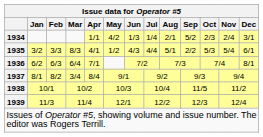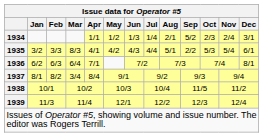(114, 37) 4/2 -> (114, 37) 1/2
(114, 50) 1/2 -> (114, 50) 4/2
